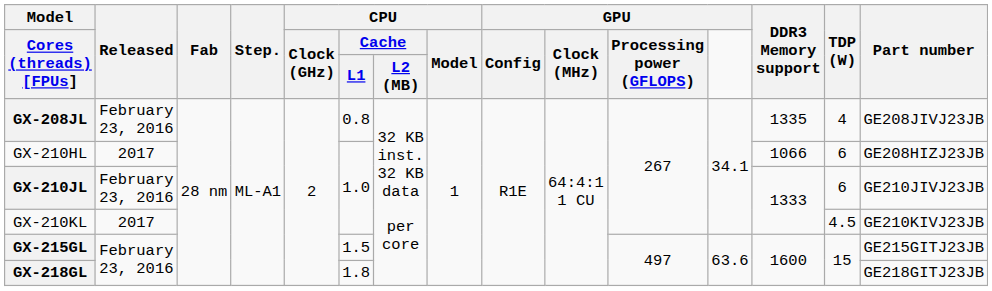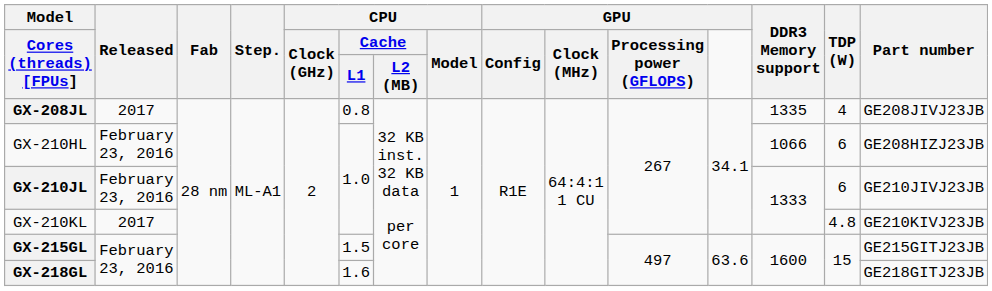(136, 120) February 23, 2016 -> (136, 111) 2017
(136, 154) 2017 -> (136, 145) February 23, 2016
(842, 222) 4.5 -> (842, 222) 4.8
(356, 272) 1.8 -> (356, 272) 1.6
